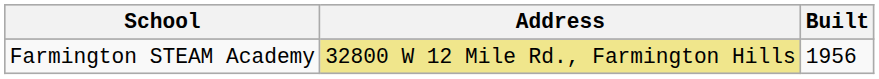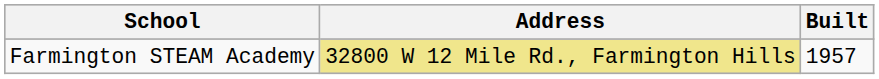(831, 57) 1956 -> (831, 57) 1957
